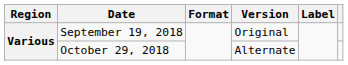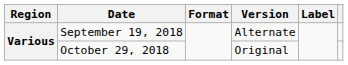(262, 32) Original -> (265, 32) Alternate
(265, 51) Alternate -> (262, 51) Original
